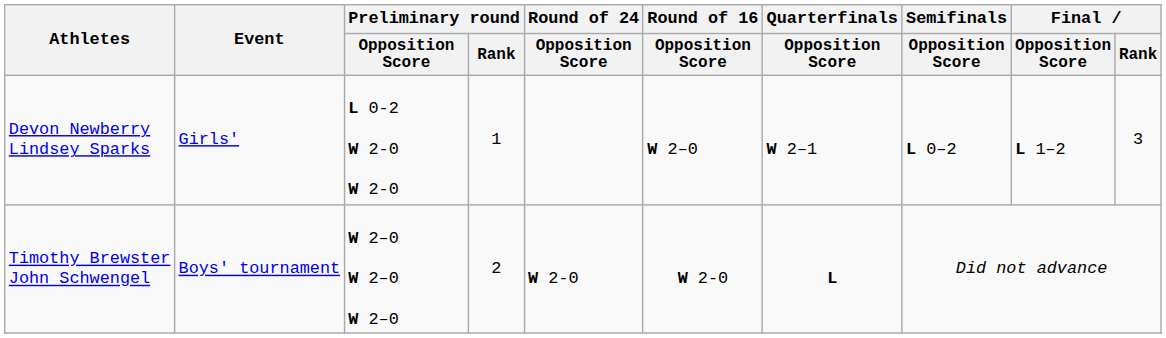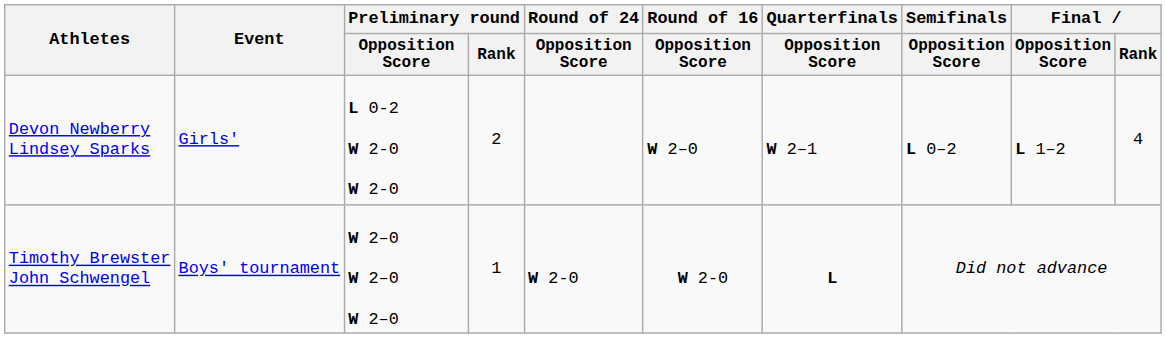(496, 140) 1 -> (496, 140) 2
(1138, 140) 3 -> (1138, 140) 4
(496, 269) 2 -> (496, 269) 1
